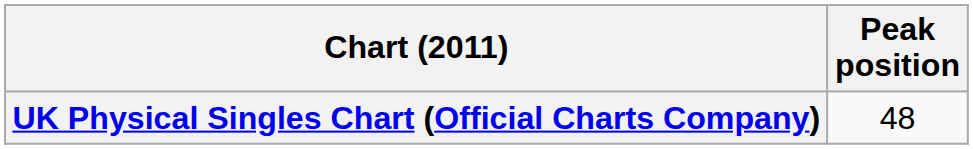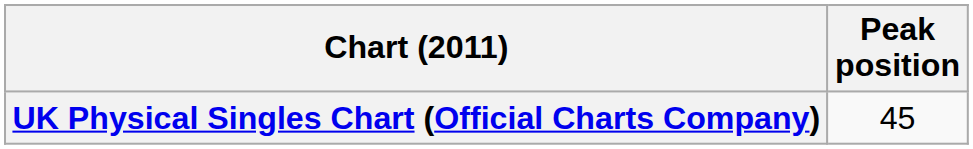(898, 117) 48 -> (898, 117) 45
